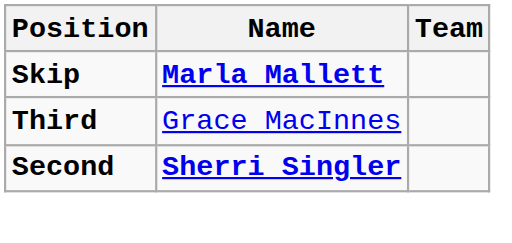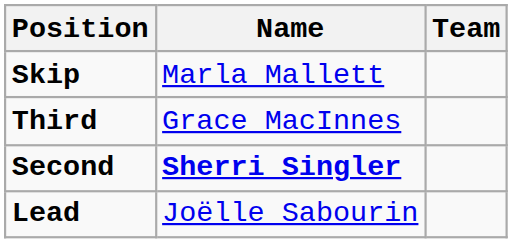(273, 75) bold -> (273, 75) normal
+ row: (46, 214)
